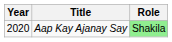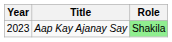(18, 28) 2020 -> (18, 28) 2023
